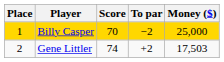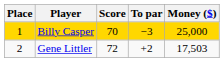(147, 31) −2 -> (147, 31) −3
(112, 48) 74 -> (112, 48) 72
